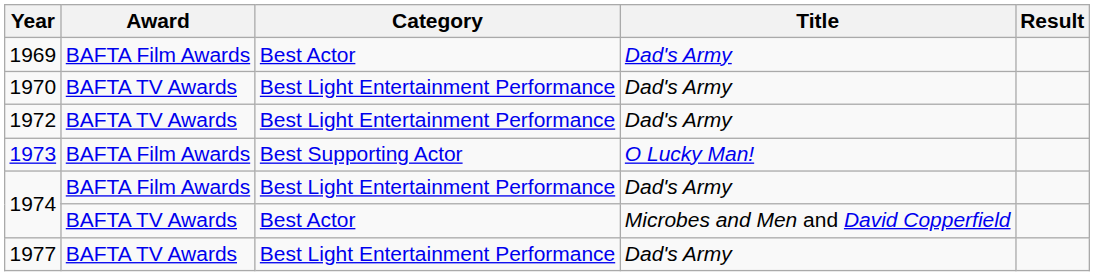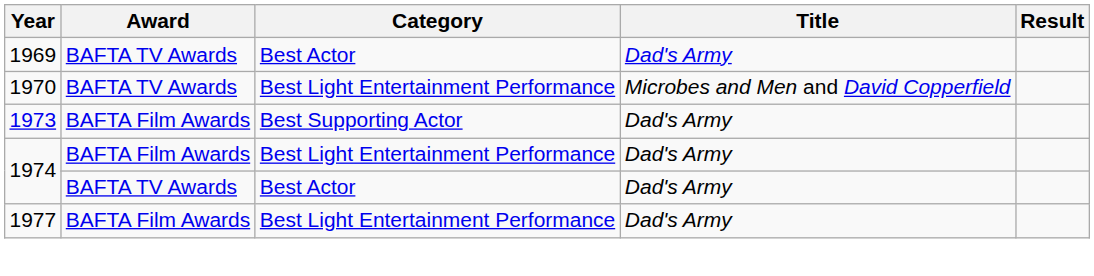(158, 54) BAFTA Film Awards -> (151, 54) BAFTA TV Awards
(678, 87) Dad's Army -> (818, 87) Microbes and Men and David Copperfield
- row: (33, 120)
(690, 154) O Lucky Man! -> (678, 120) Dad's Army
(818, 220) Microbes and Men and David Copperfield -> (678, 187) Dad's Army
(151, 253) BAFTA TV Awards -> (158, 220) BAFTA Film Awards
